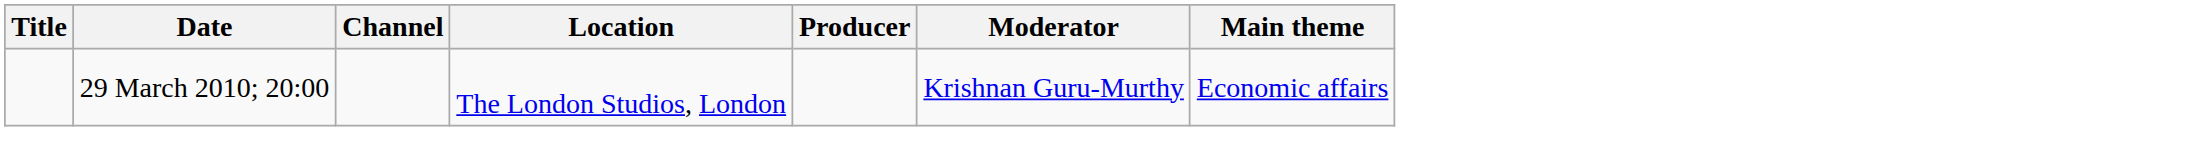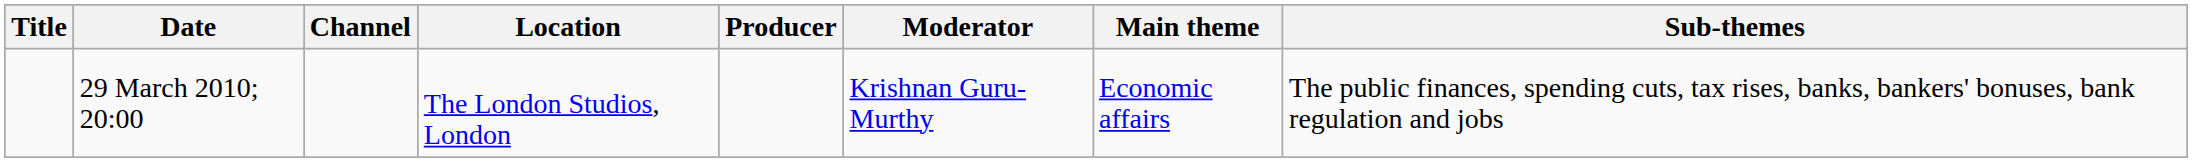+ column: (1735, 26)
